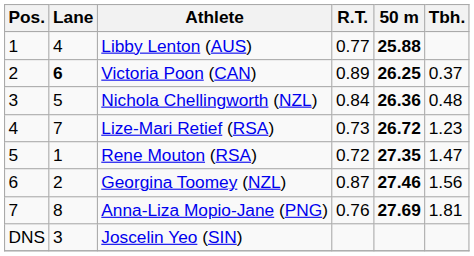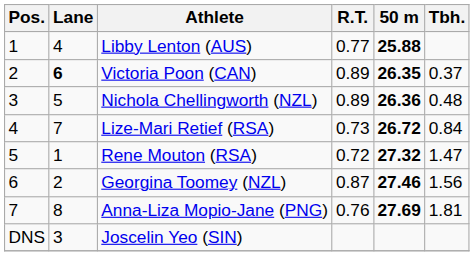(399, 73) 26.25 -> (399, 73) 26.35
(353, 100) 0.84 -> (353, 100) 0.89
(446, 127) 1.23 -> (446, 127) 0.84
(399, 155) 27.35 -> (399, 155) 27.32
